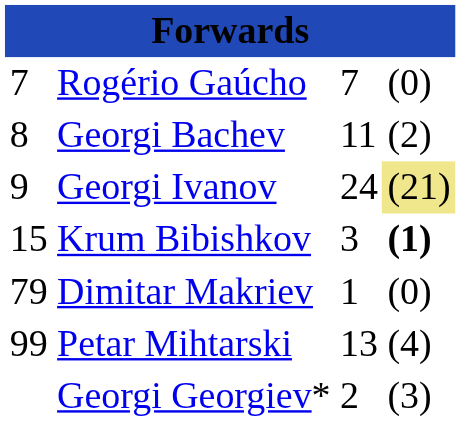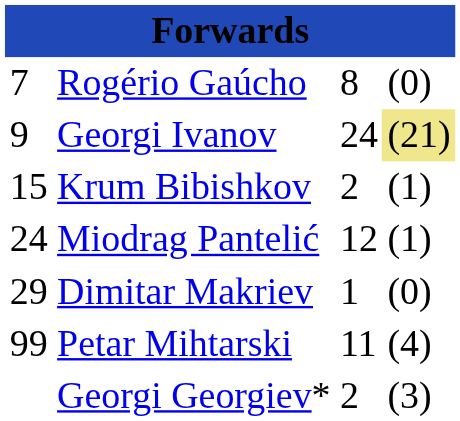(350, 82) 7 -> (350, 82) 8
- row: (171, 134)
(350, 238) 3 -> (350, 186) 2
(410, 238) bold -> (410, 186) normal
+ row: (188, 238)
(29, 291) 79 -> (29, 291) 29
(359, 343) 13 -> (358, 343) 11
